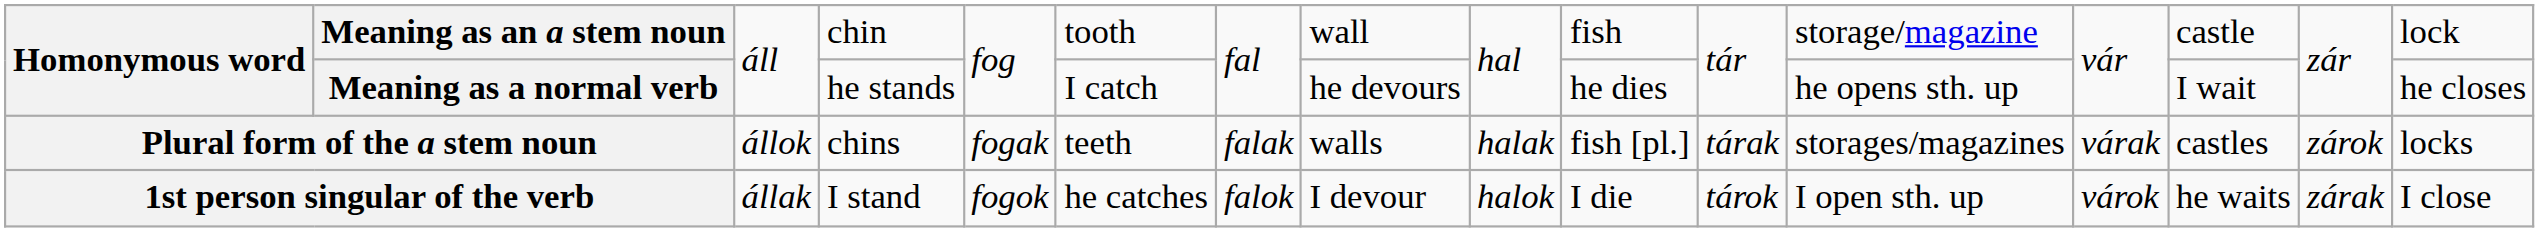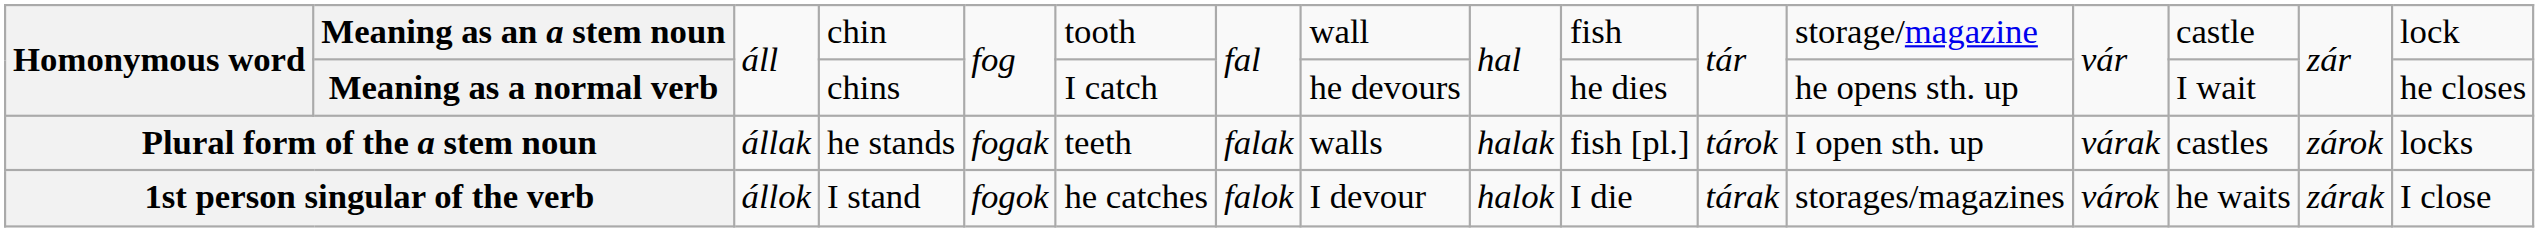(891, 87) he stands -> (864, 87) chins
(776, 142) állok -> (776, 142) állak
(864, 142) chins -> (891, 142) he stands
(1742, 142) tárak -> (1742, 142) tárok
(1930, 142) storages/magazines -> (1889, 142) I open sth. up
(776, 197) állak -> (776, 197) állok
(1742, 197) tárok -> (1742, 197) tárak
(1889, 197) I open sth. up -> (1930, 197) storages/magazines
